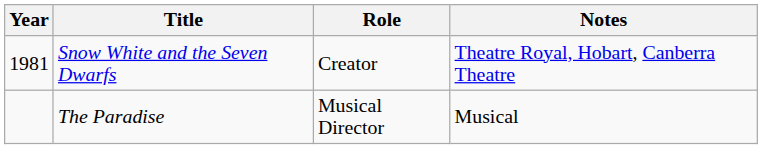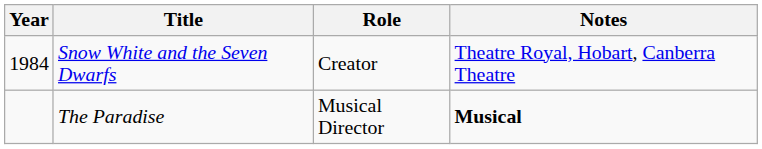(29, 62) 1981 -> (29, 62) 1984
(487, 116) normal -> (488, 116) bold
